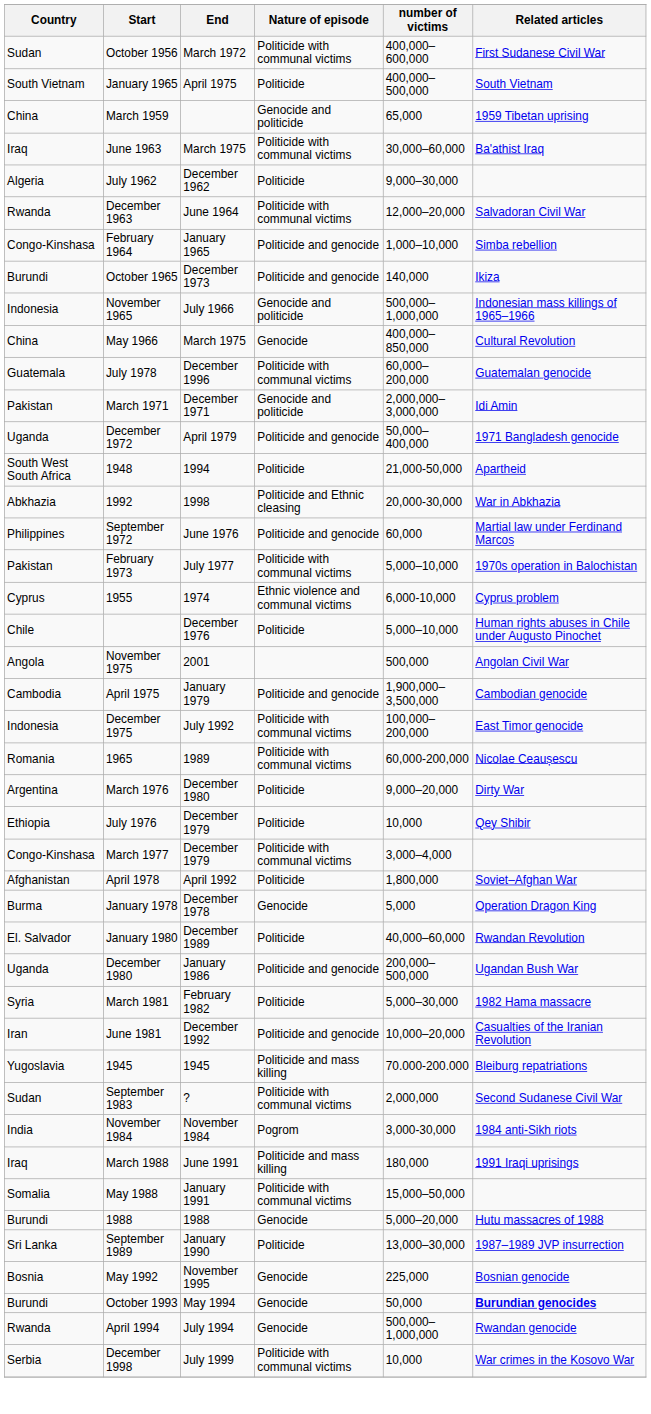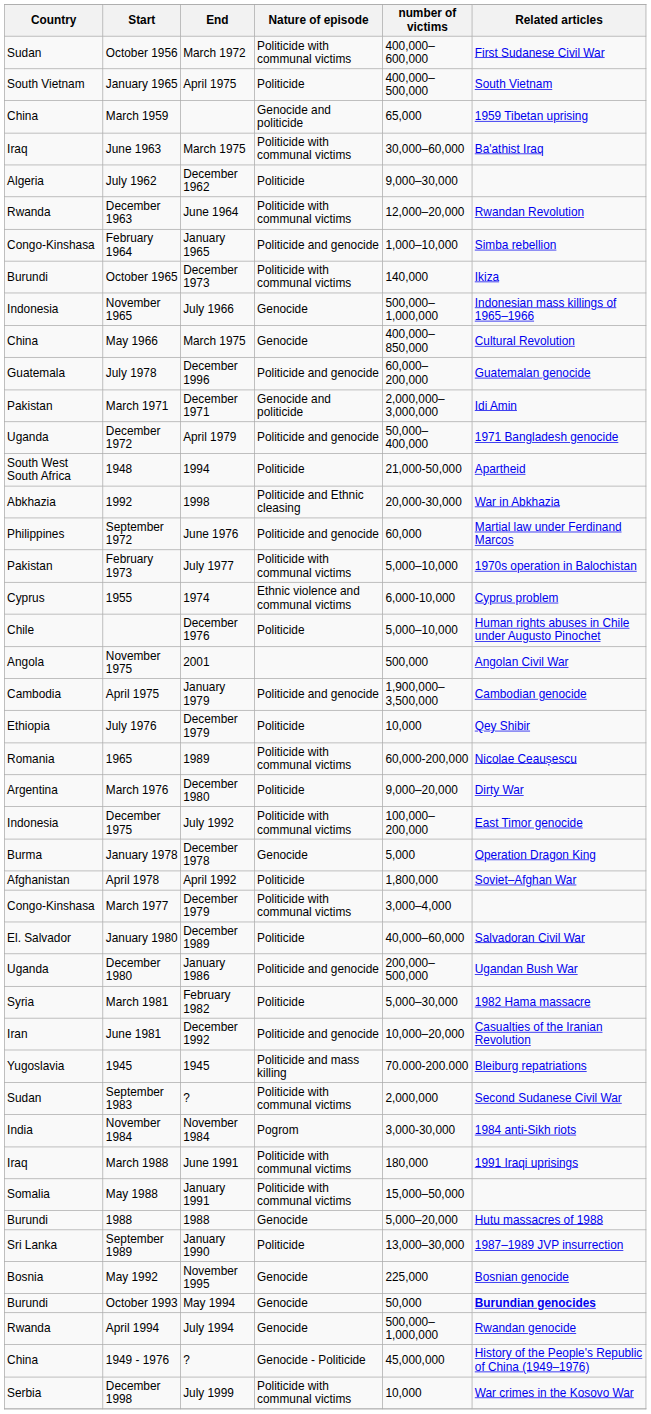(530, 213) Salvadoran Civil War -> (529, 213) Rwandan Revolution
(318, 277) Politicide and genocide -> (304, 277) Politicide with communal victims
(294, 309) Genocide and politicide -> (282, 309) Genocide
(304, 373) Politicide with communal victims -> (318, 373) Politicide and genocide
rows swapped: (133, 726) <-> (131, 822)
rows swapped: (137, 855) <-> (142, 905)
(530, 938) Rwandan Revolution -> (530, 938) Salvadoran Civil War
(308, 1162) Politicide and mass killing -> (304, 1162) Politicide with communal victims
+ row: (137, 1360)
